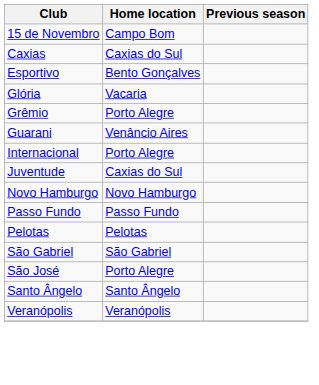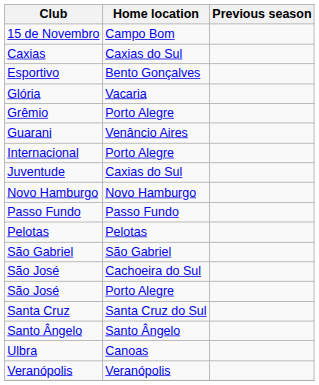+ row: (33, 271)
+ row: (38, 311)
+ row: (22, 350)
